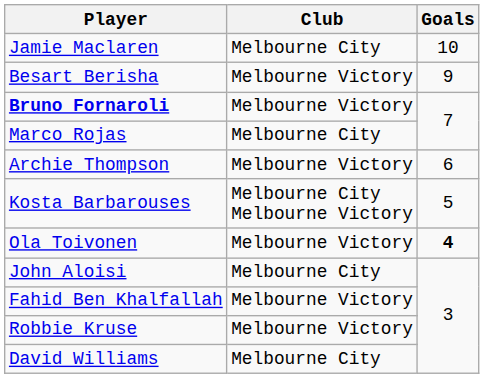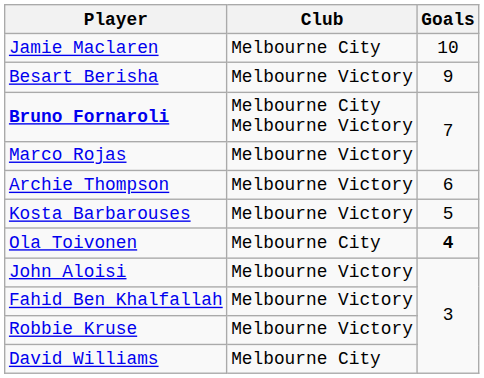(322, 106) Melbourne Victory -> (322, 117) Melbourne City Melbourne Victory
(306, 135) Melbourne City -> (322, 156) Melbourne Victory
(322, 204) Melbourne City Melbourne Victory -> (322, 214) Melbourne Victory
(322, 243) Melbourne Victory -> (306, 243) Melbourne City
(306, 272) Melbourne City -> (322, 272) Melbourne Victory
